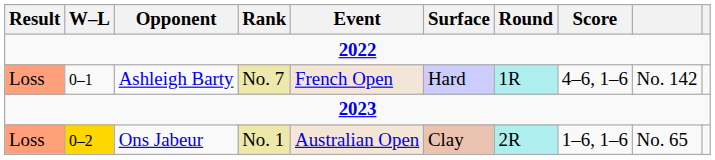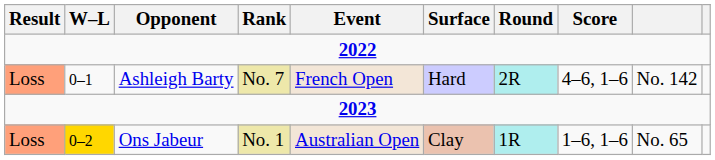(510, 79) 1R -> (510, 79) 2R
(510, 139) 2R -> (510, 139) 1R
